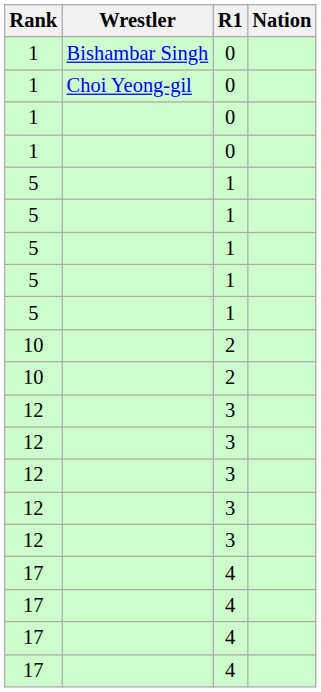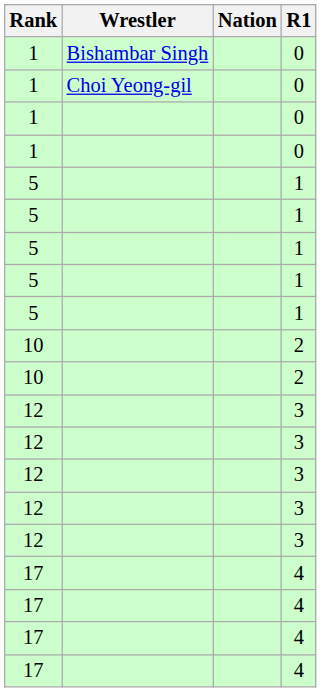columns swapped: (282, 20) <-> (230, 20)
